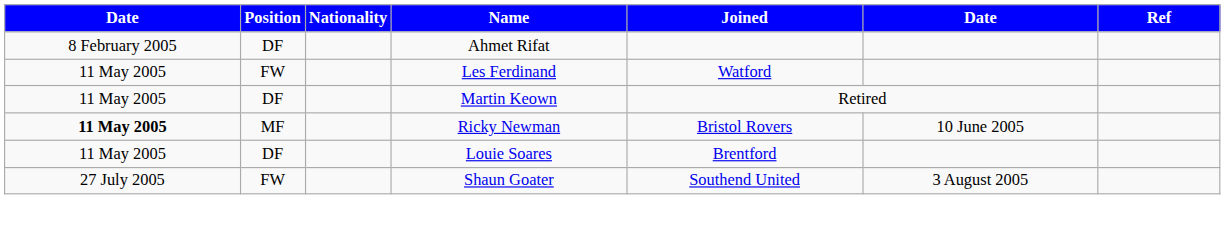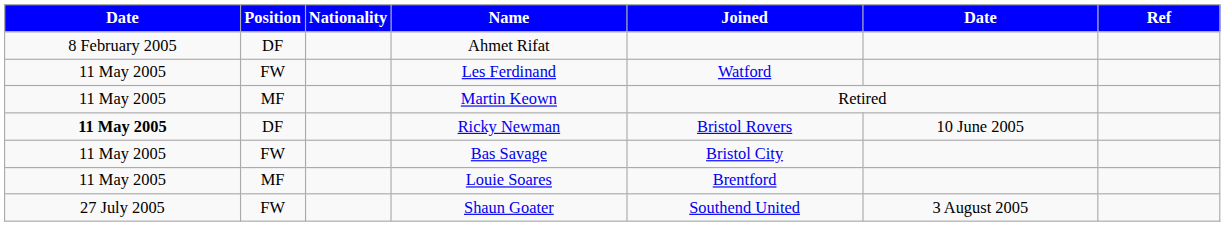(273, 99) DF -> (273, 99) MF
(273, 126) MF -> (273, 126) DF
+ row: (509, 153)
(273, 153) DF -> (273, 180) MF
